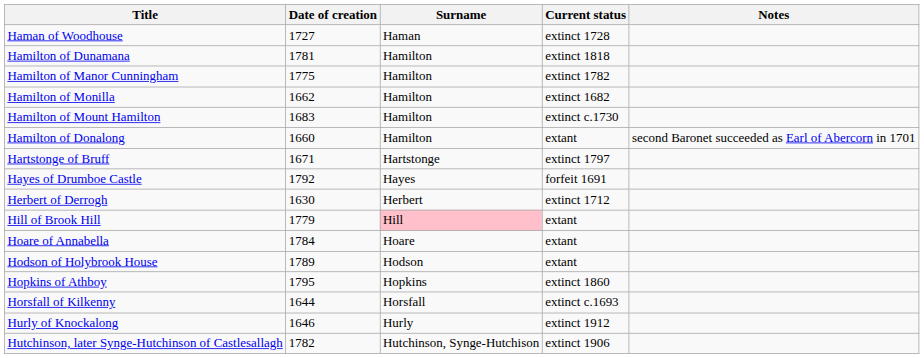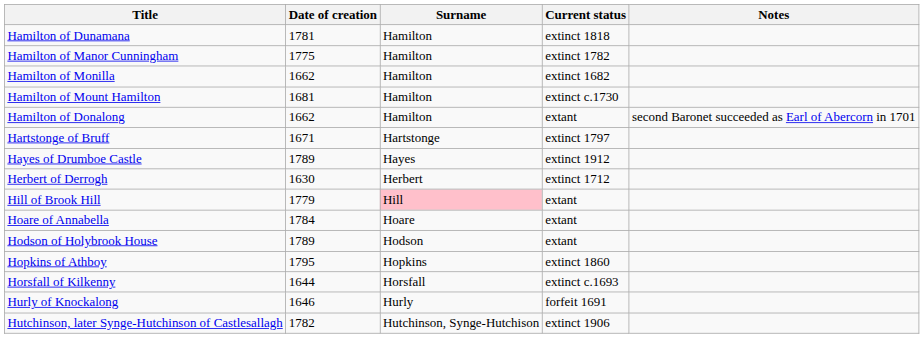- row: (65, 35)
(302, 117) 1683 -> (302, 96) 1681
(302, 138) 1660 -> (302, 117) 1662
(302, 179) 1792 -> (302, 158) 1789
(576, 179) forfeit 1691 -> (577, 158) extinct 1912
(577, 323) extinct 1912 -> (576, 302) forfeit 1691
